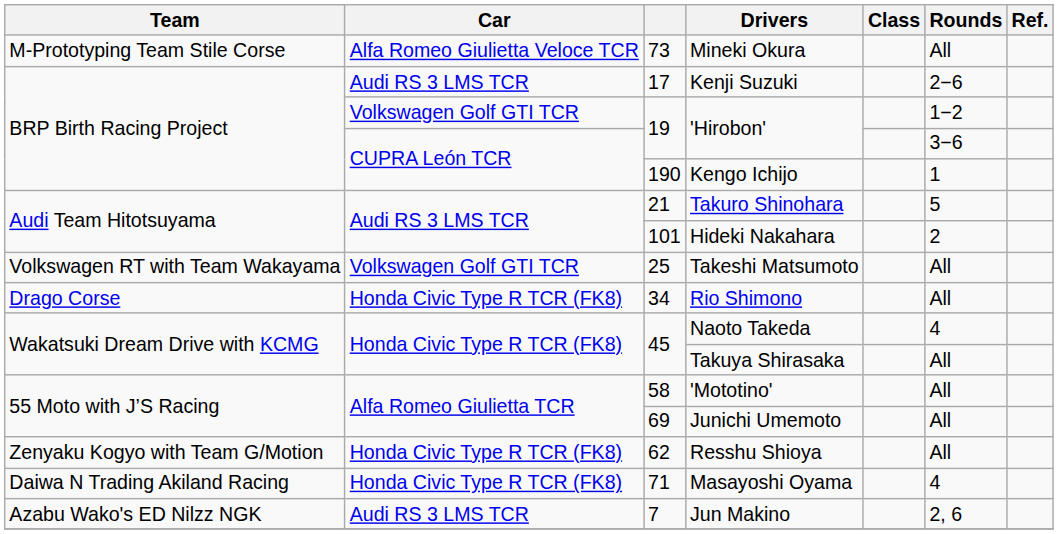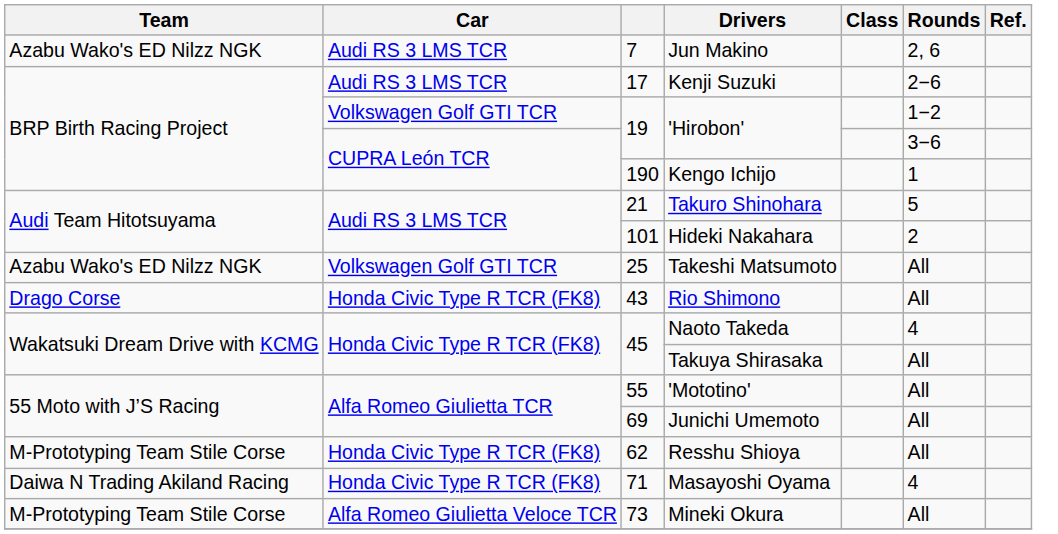rows swapped: (439, 514) <-> (494, 51)
(175, 267) Volkswagen RT with Team Wakayama -> (135, 267) Azabu Wako's ED Nilzz NGK
(659, 298) 34 -> (637, 298) 43
(659, 390) 58 -> (637, 390) 55
(166, 452) Zenyaku Kogyo with Team G/Motion -> (147, 452) M-Prototyping Team Stile Corse
